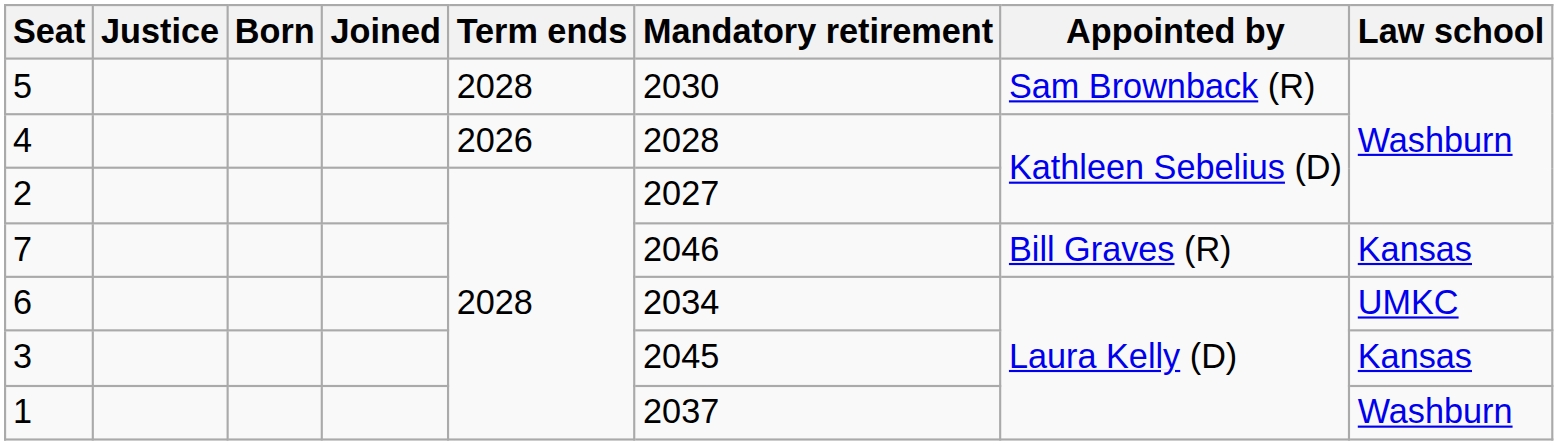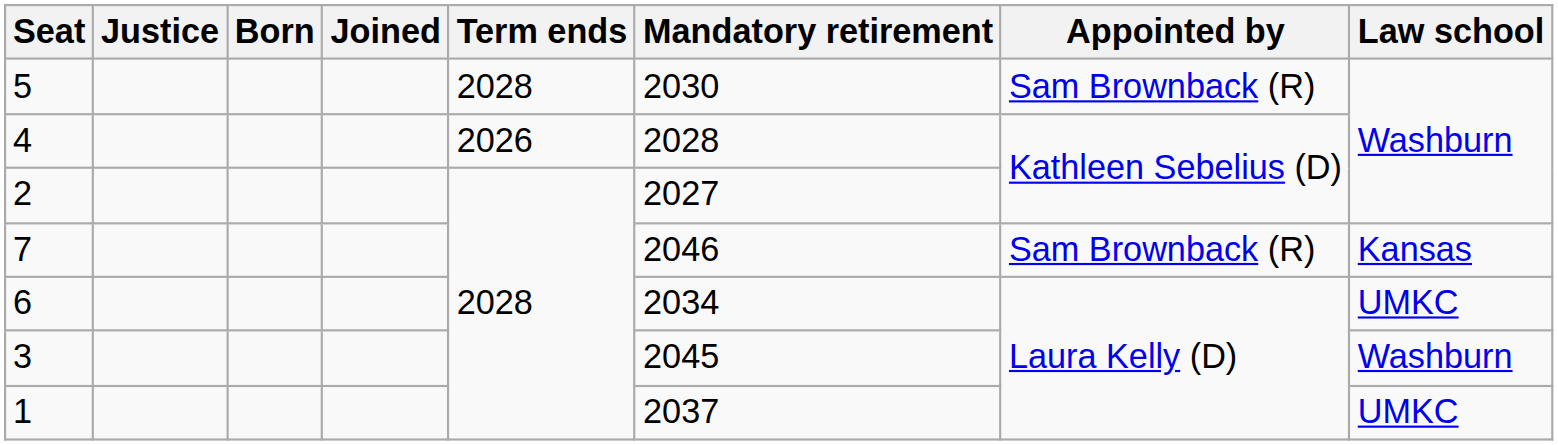(1120, 248) Bill Graves (R) -> (1162, 248) Sam Brownback (R)
(1415, 357) Kansas -> (1435, 357) Washburn
(1435, 411) Washburn -> (1408, 411) UMKC
